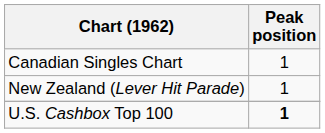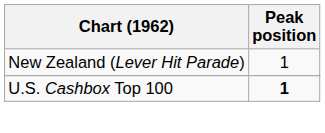- row: (95, 62)
